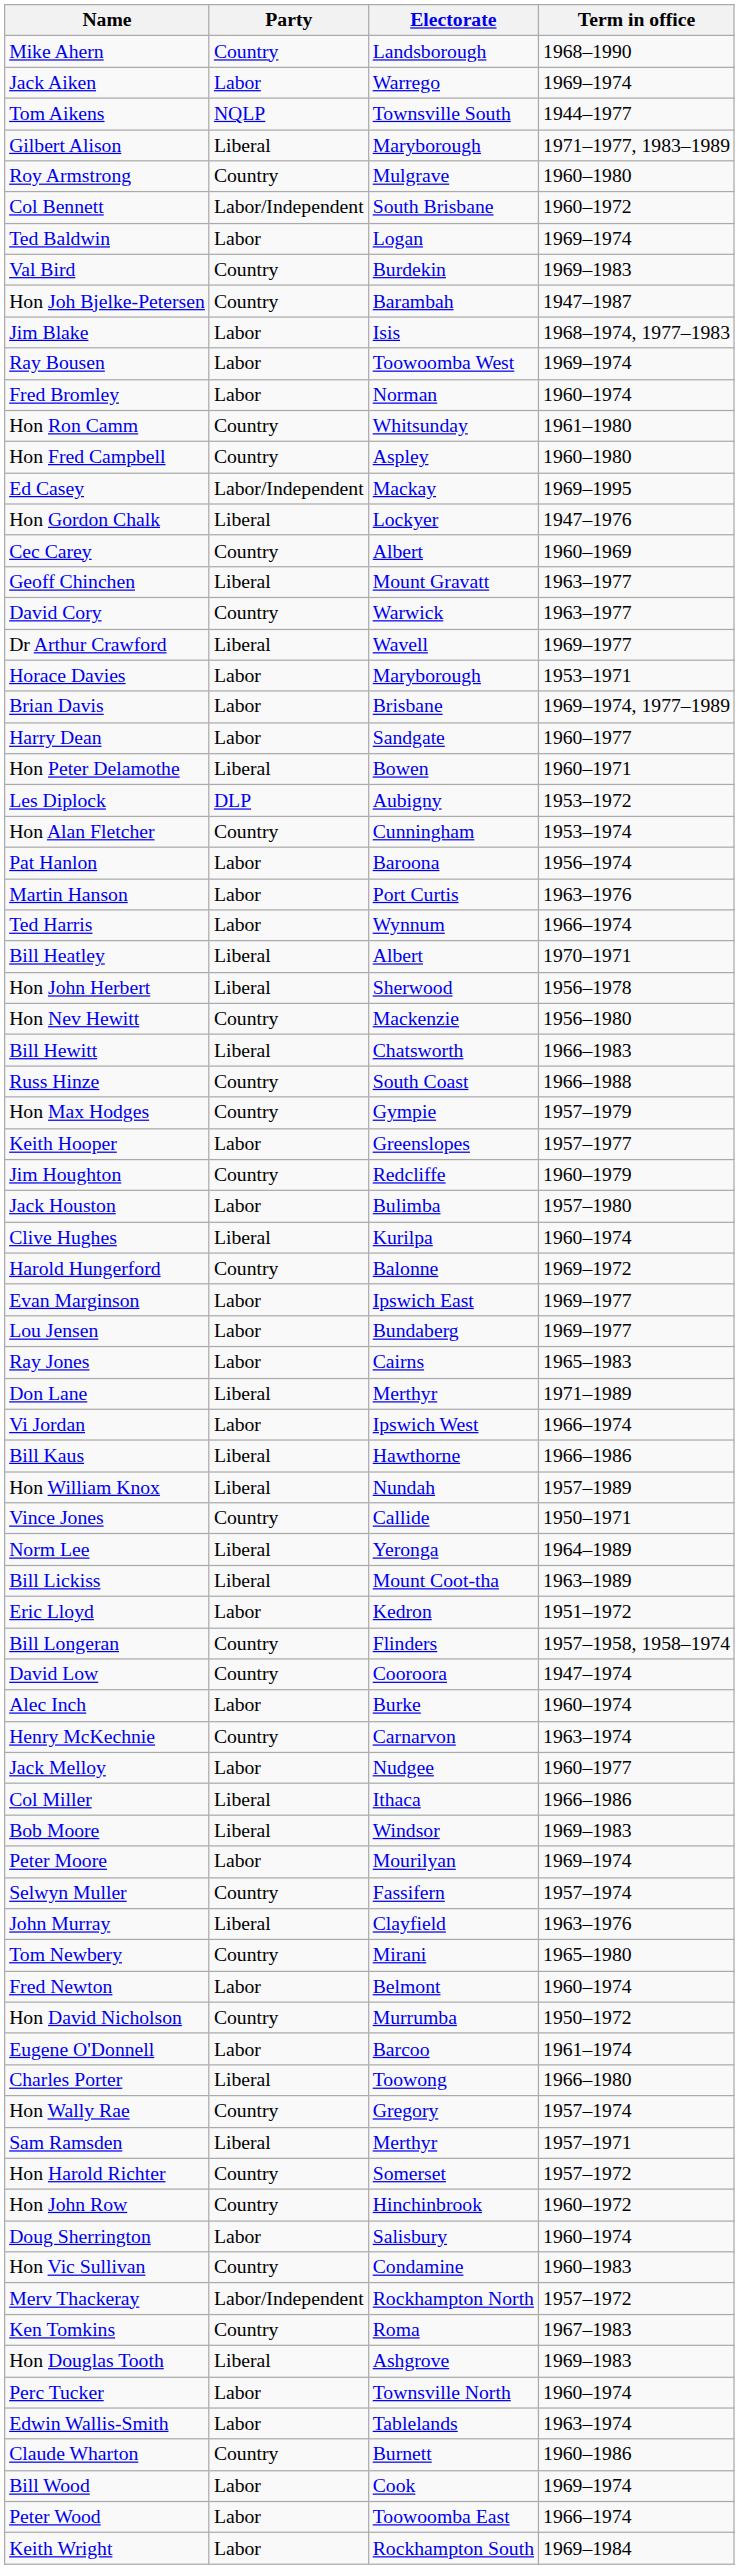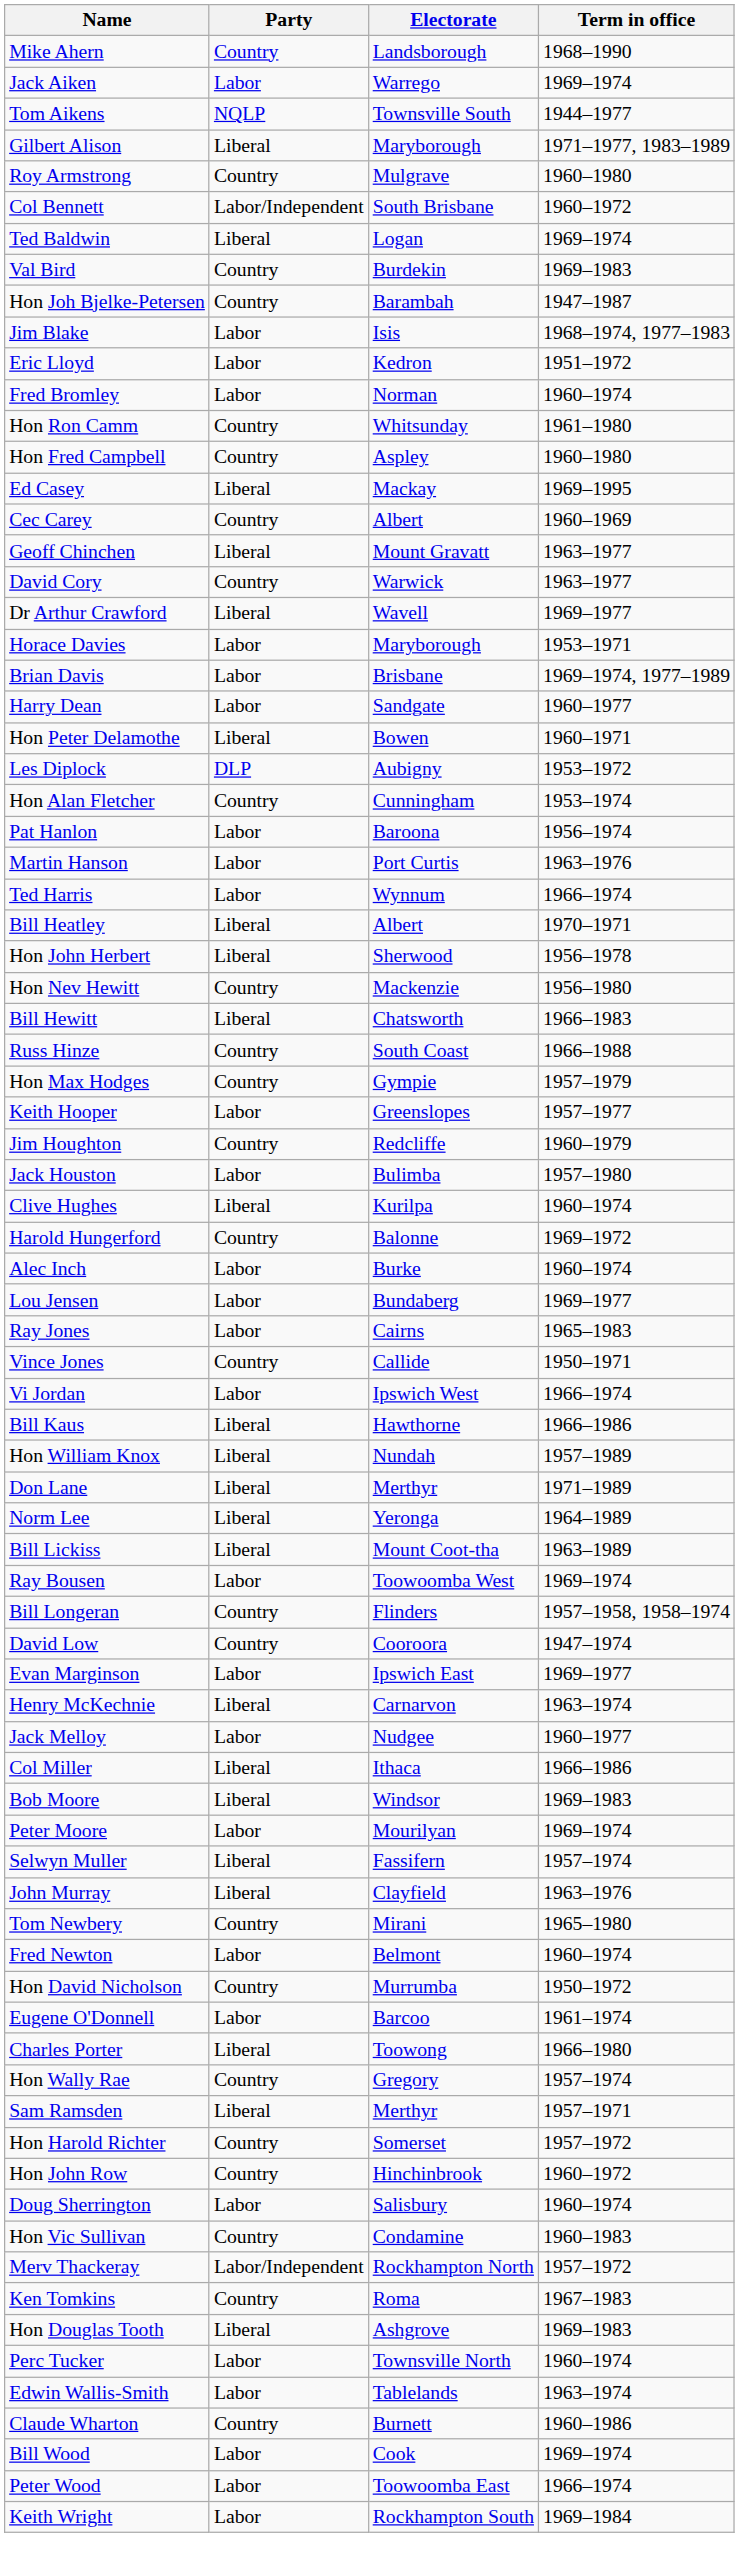(237, 238) Labor -> (242, 238) Liberal
rows swapped: (57, 363) <-> (52, 1611)
(289, 488) Labor/Independent -> (242, 488) Liberal
- row: (85, 519)
rows swapped: (48, 1705) <-> (74, 1299)
rows swapped: (56, 1518) <-> (48, 1393)
(246, 1736) Country -> (242, 1705) Liberal
(246, 1892) Country -> (242, 1861) Liberal
